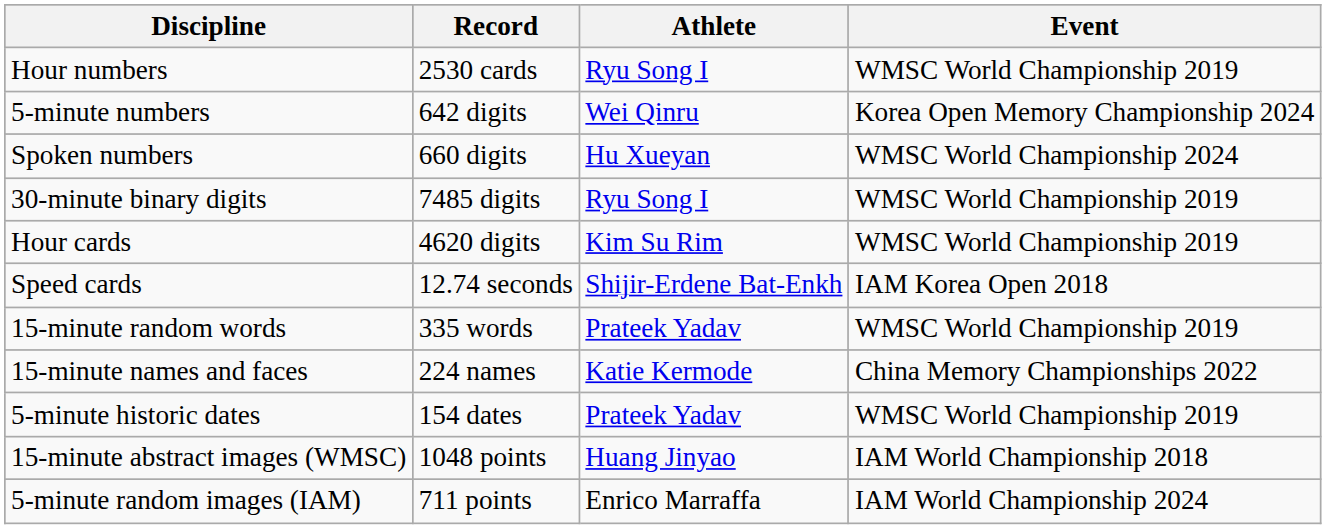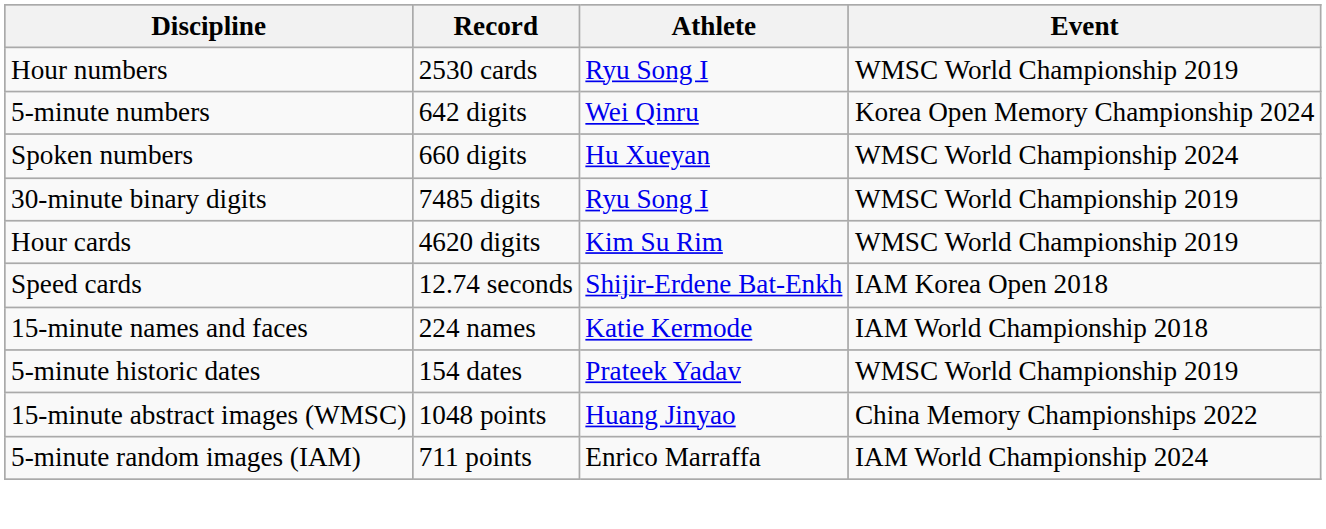- row: (149, 328)
(1056, 371) China Memory Championships 2022 -> (1032, 328) IAM World Championship 2018
(1032, 457) IAM World Championship 2018 -> (1056, 414) China Memory Championships 2022
